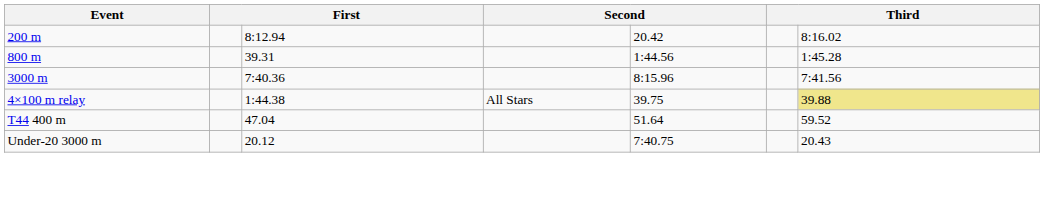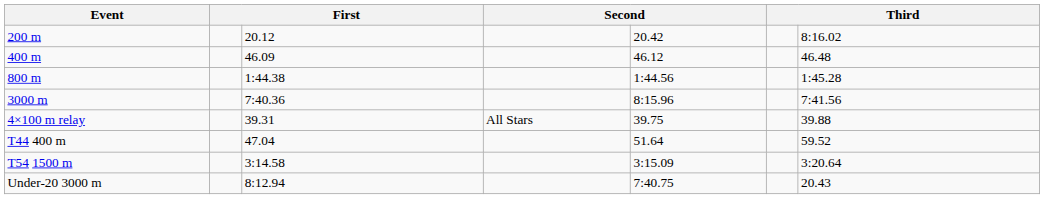(265, 36) 8:12.94 -> (260, 36) 20.12
+ row: (24, 57)
(260, 57) 39.31 -> (265, 78) 1:44.38
(265, 99) 1:44.38 -> (260, 120) 39.31
(816, 99) khaki background -> (816, 120) no background
+ row: (40, 162)
(260, 141) 20.12 -> (265, 183) 8:12.94
